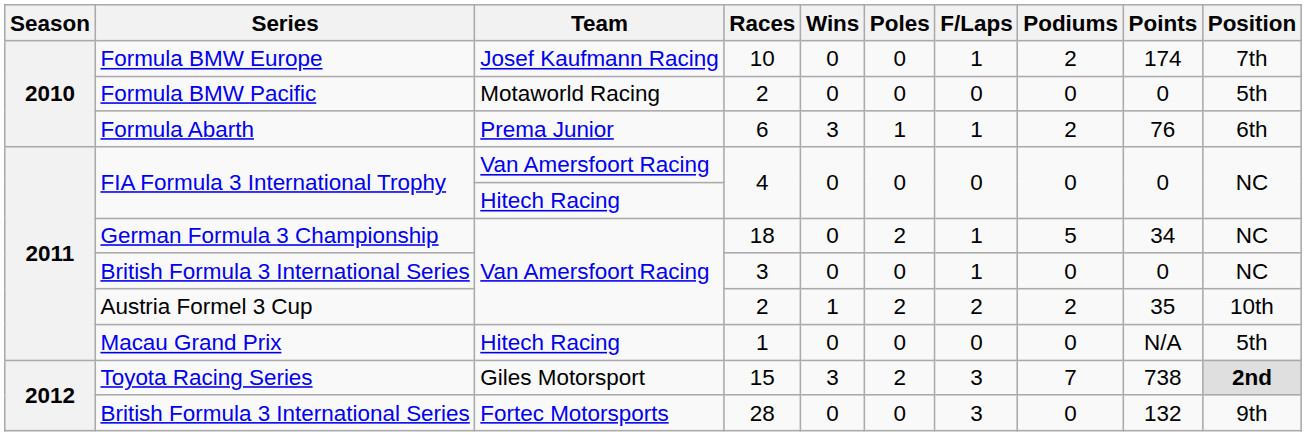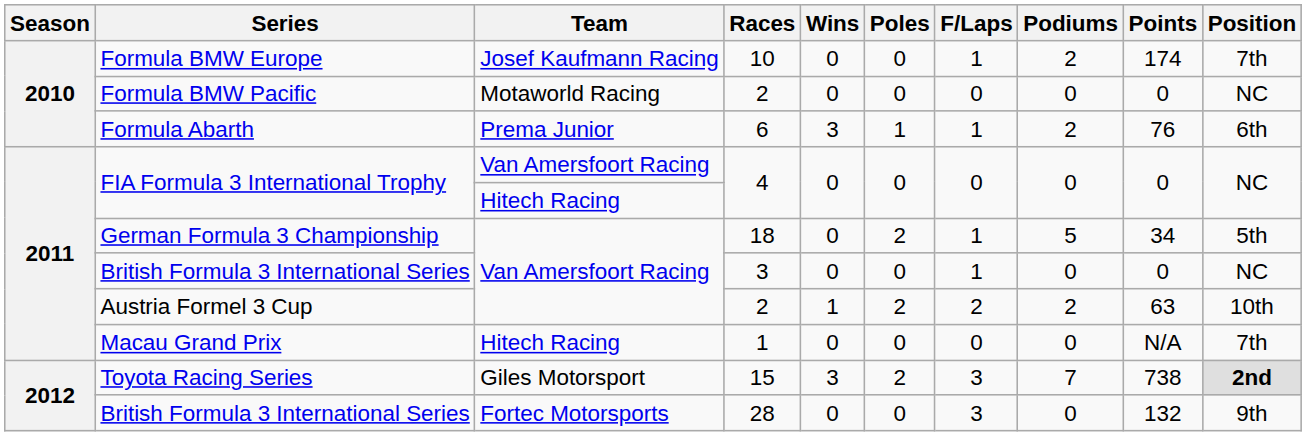(1252, 94) 5th -> (1252, 94) NC
(1252, 236) NC -> (1252, 236) 5th
(1163, 307) 35 -> (1163, 307) 63
(1252, 342) 5th -> (1252, 342) 7th
